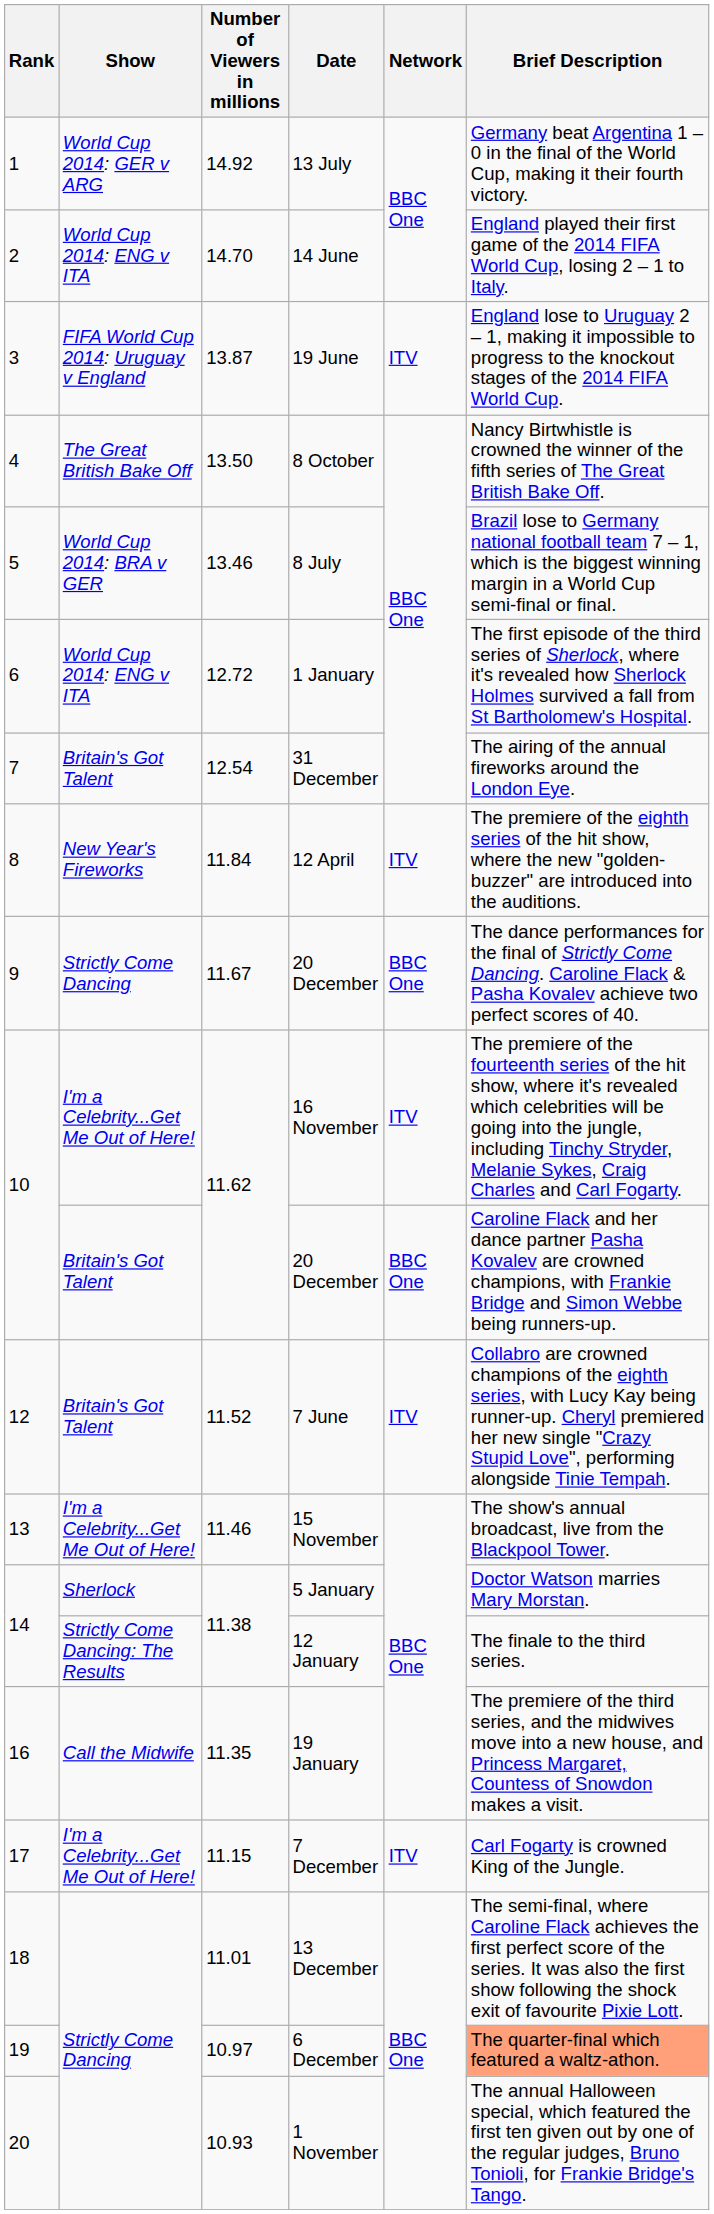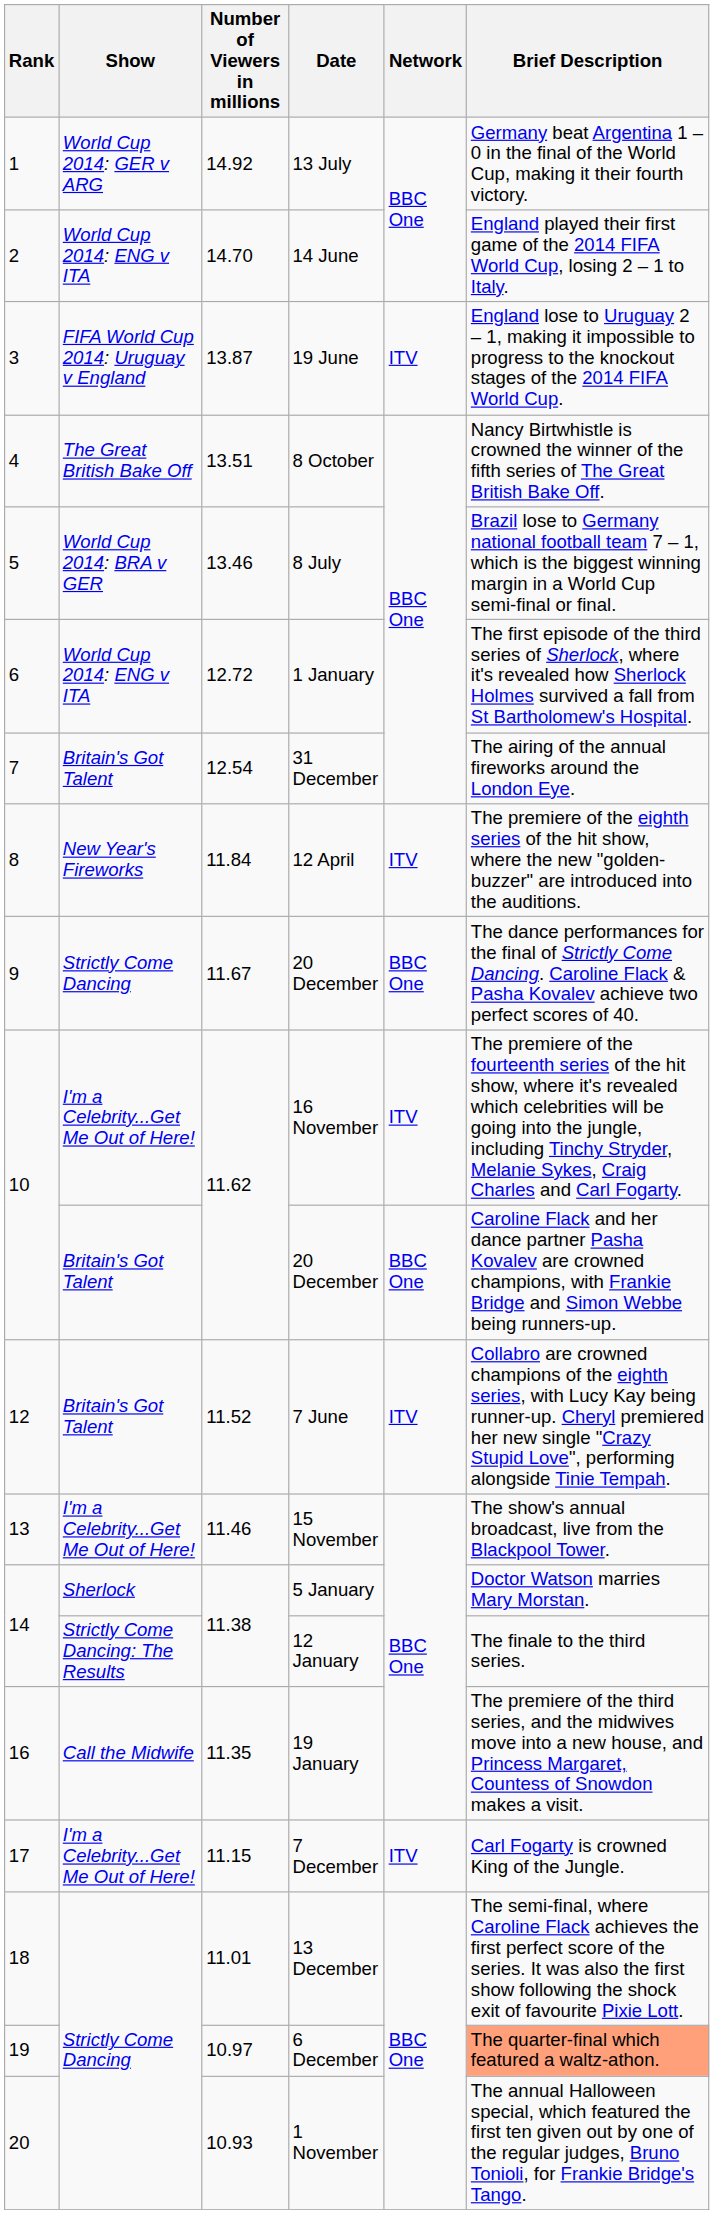(230, 460) 13.50 -> (230, 460) 13.51
